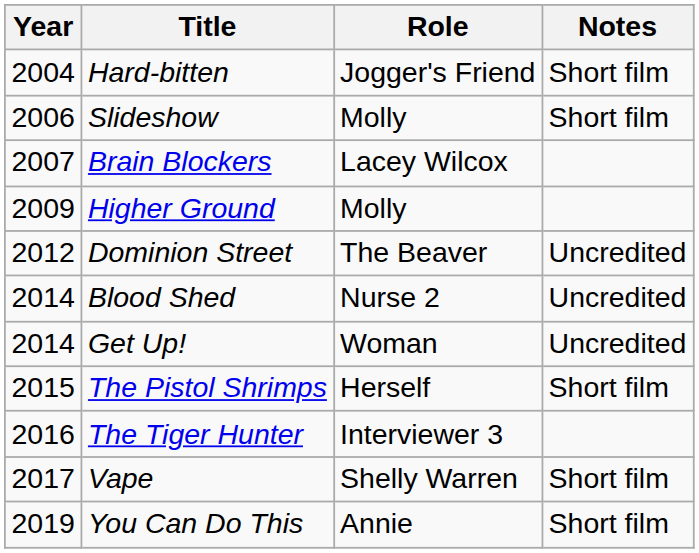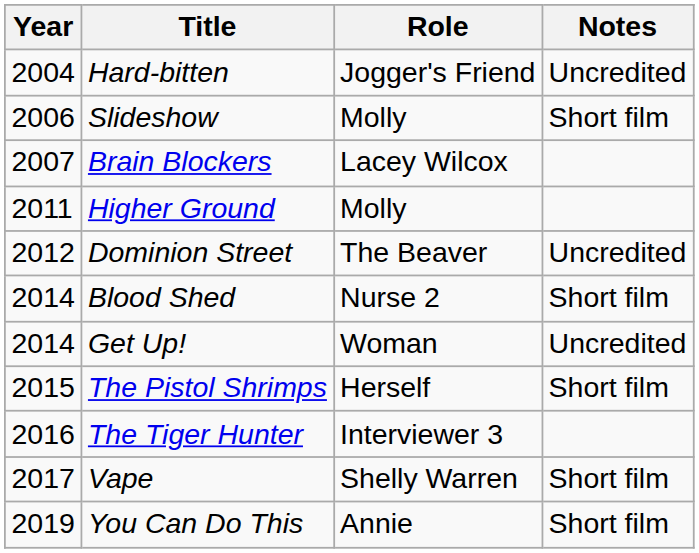(609, 72) Short film -> (617, 72) Uncredited
(43, 207) 2009 -> (42, 207) 2011
(617, 298) Uncredited -> (609, 298) Short film
